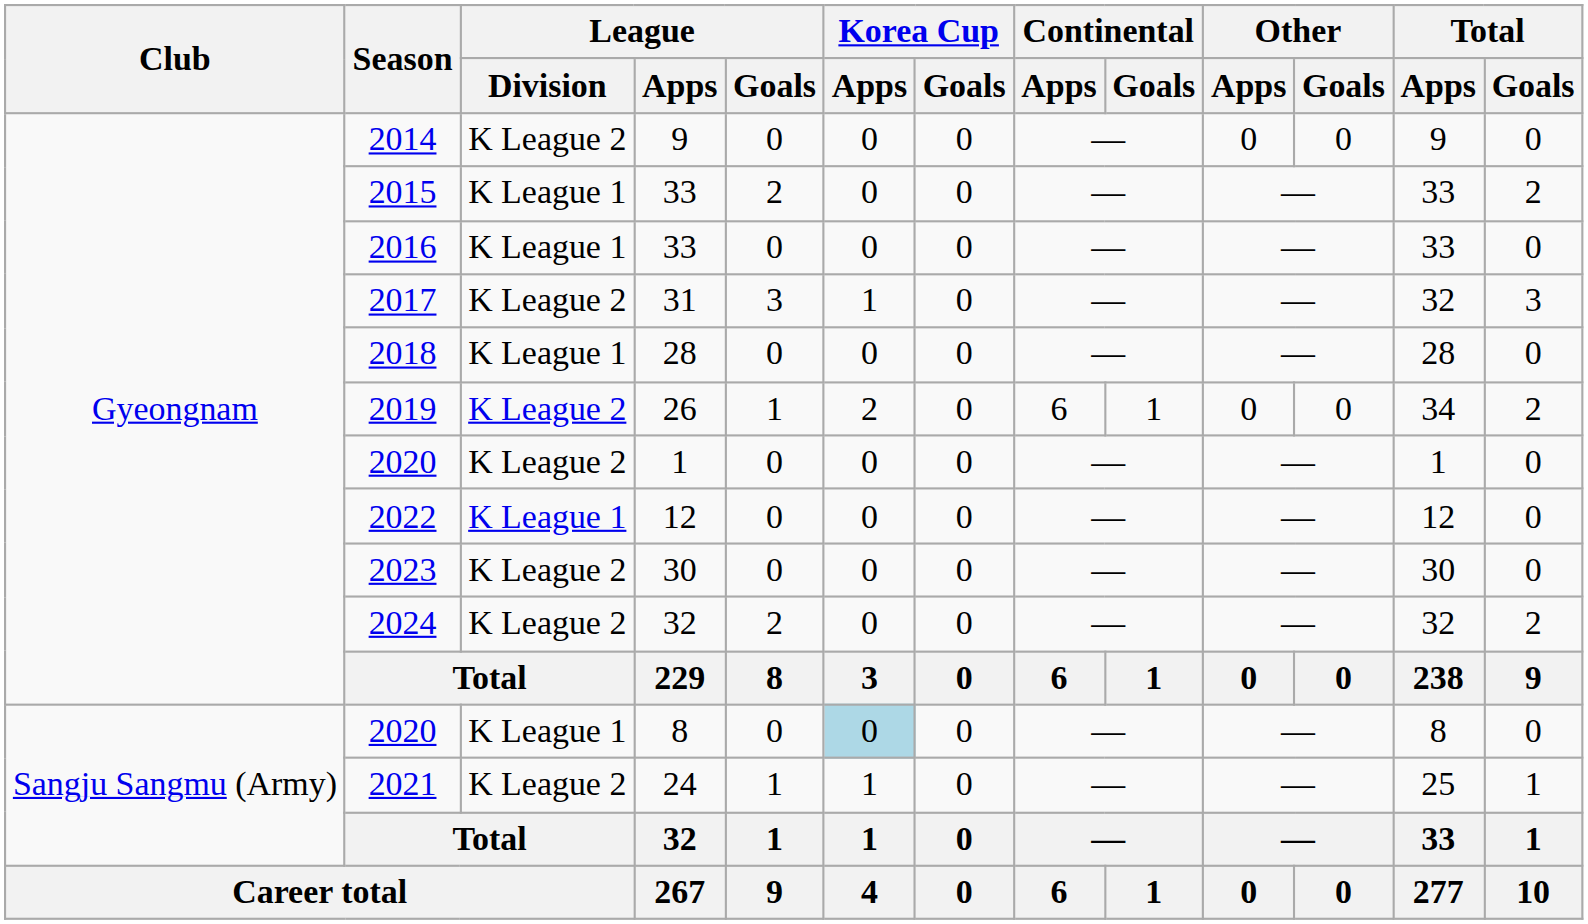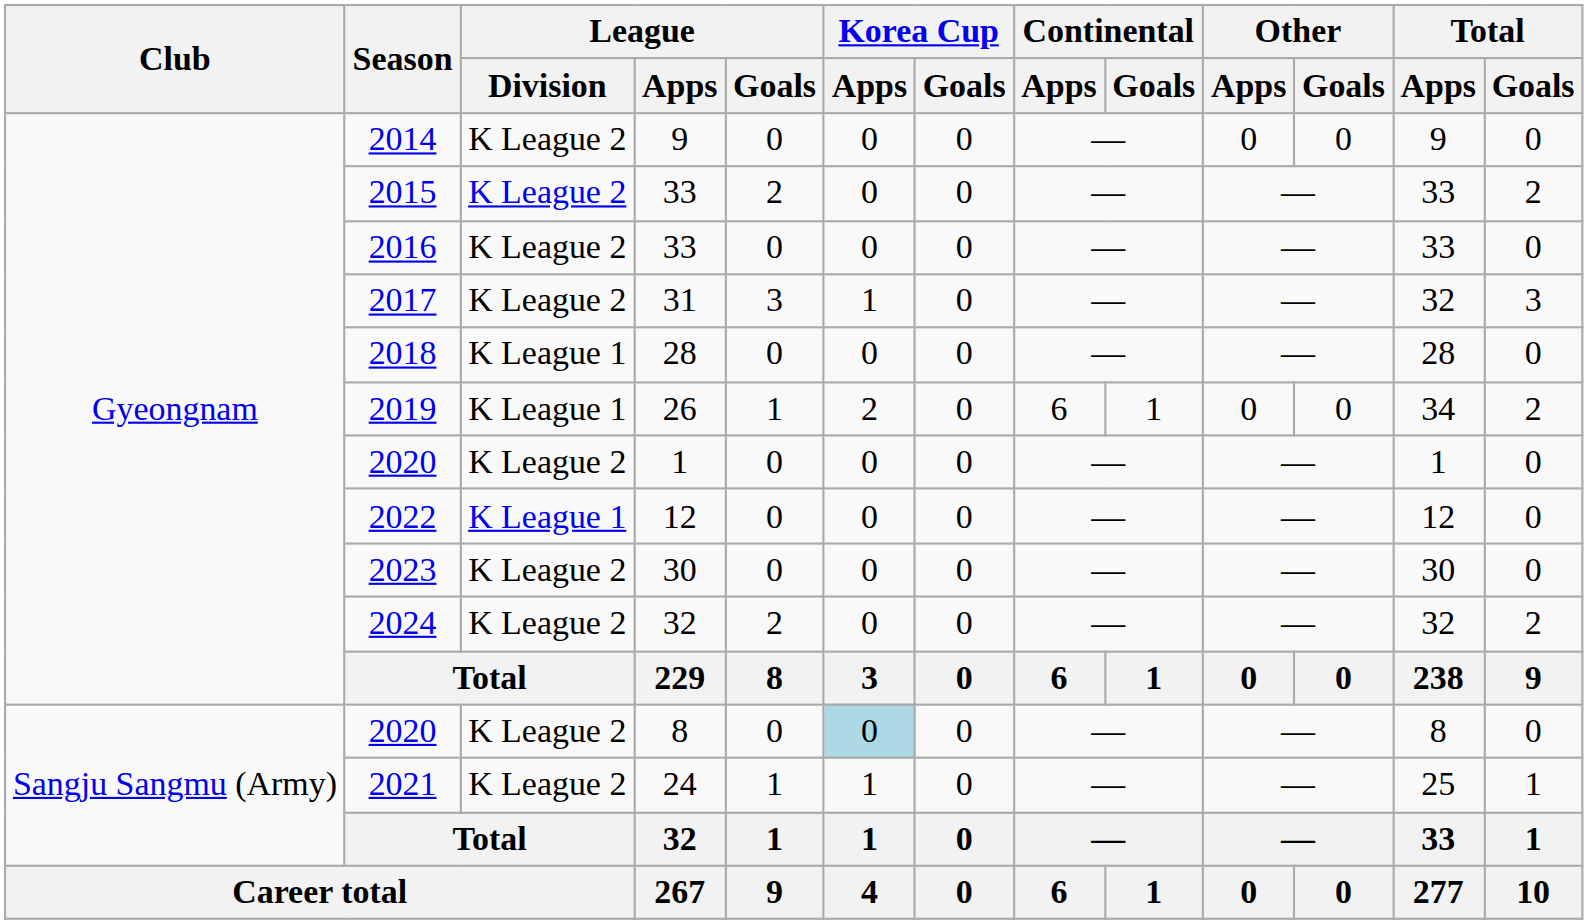(547, 192) K League 1 -> (547, 192) K League 2
(547, 246) K League 1 -> (547, 246) K League 2
(547, 407) K League 2 -> (547, 407) K League 1
(547, 730) K League 1 -> (547, 730) K League 2
